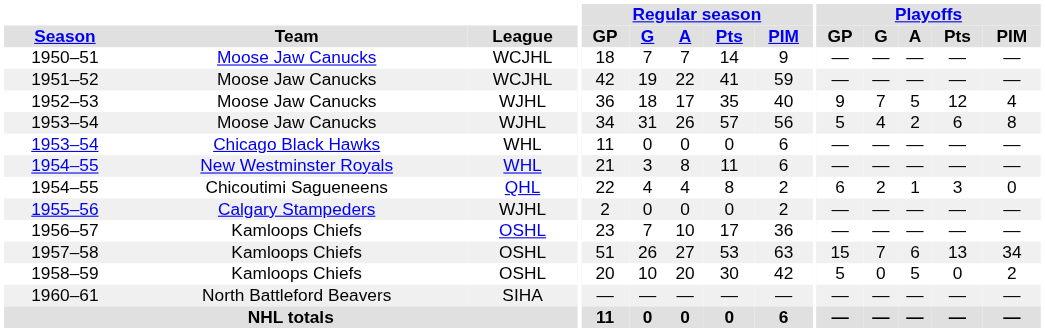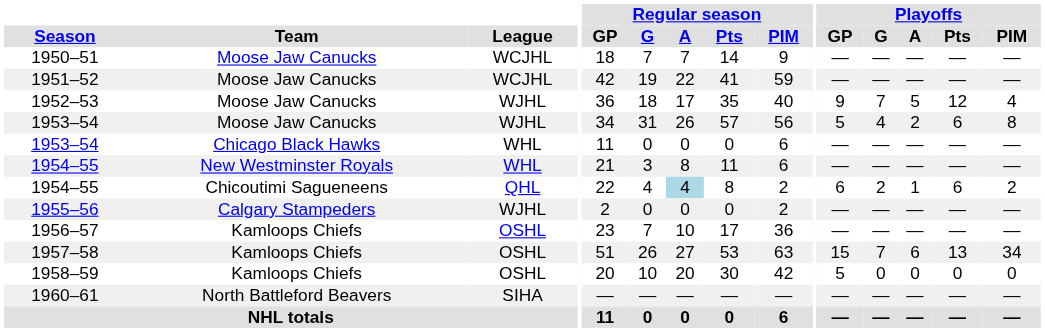(685, 187) no background -> (685, 187) lightblue background
(958, 187) 3 -> (958, 187) 6
(1012, 187) 0 -> (1012, 187) 2
(915, 273) 5 -> (915, 273) 0
(1012, 273) 2 -> (1012, 273) 0
